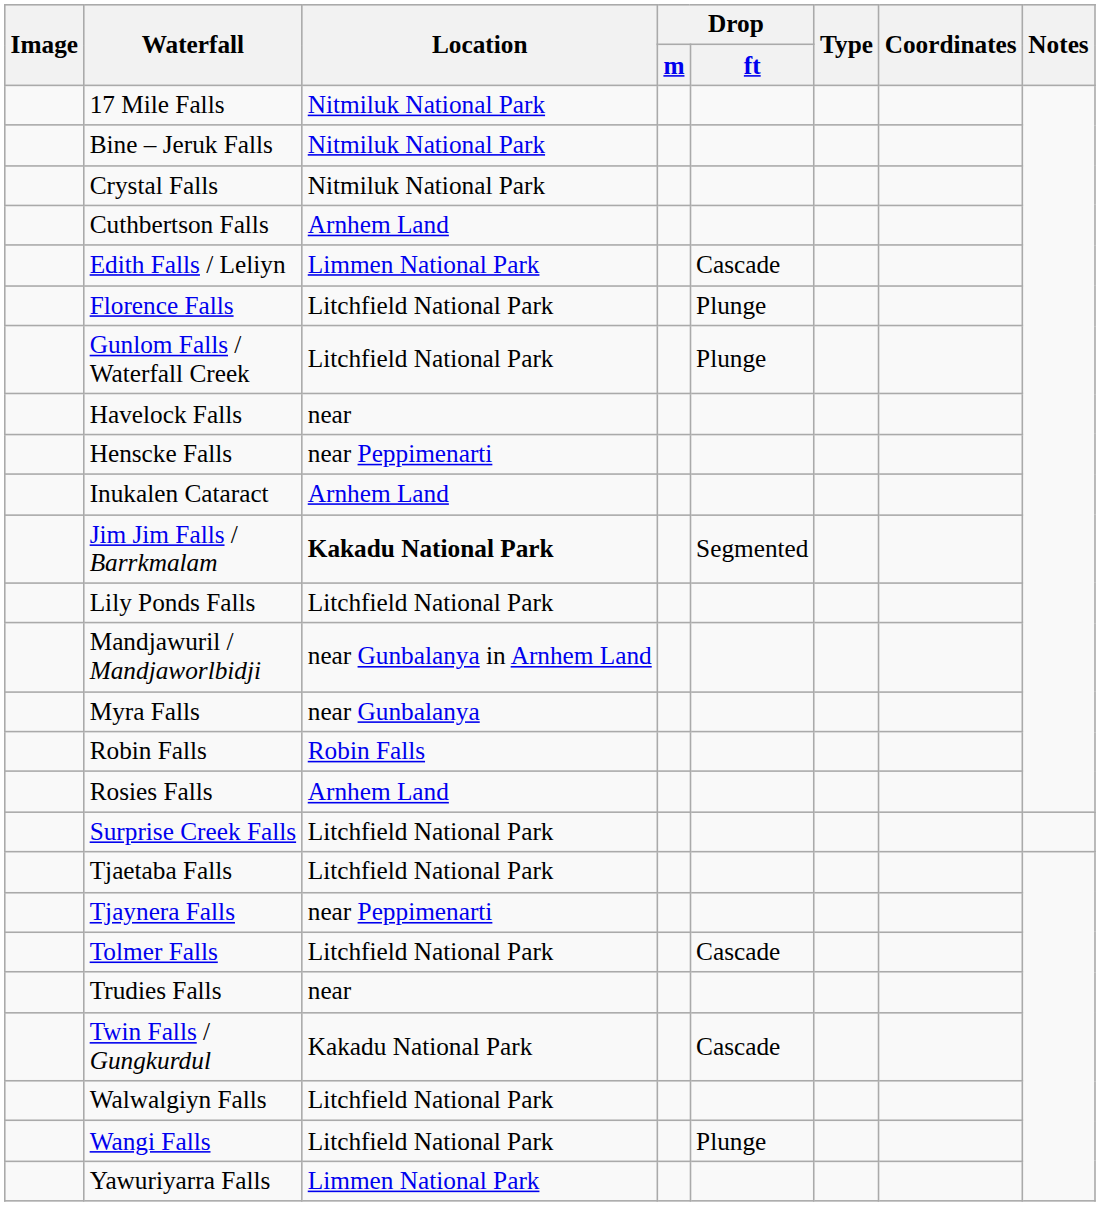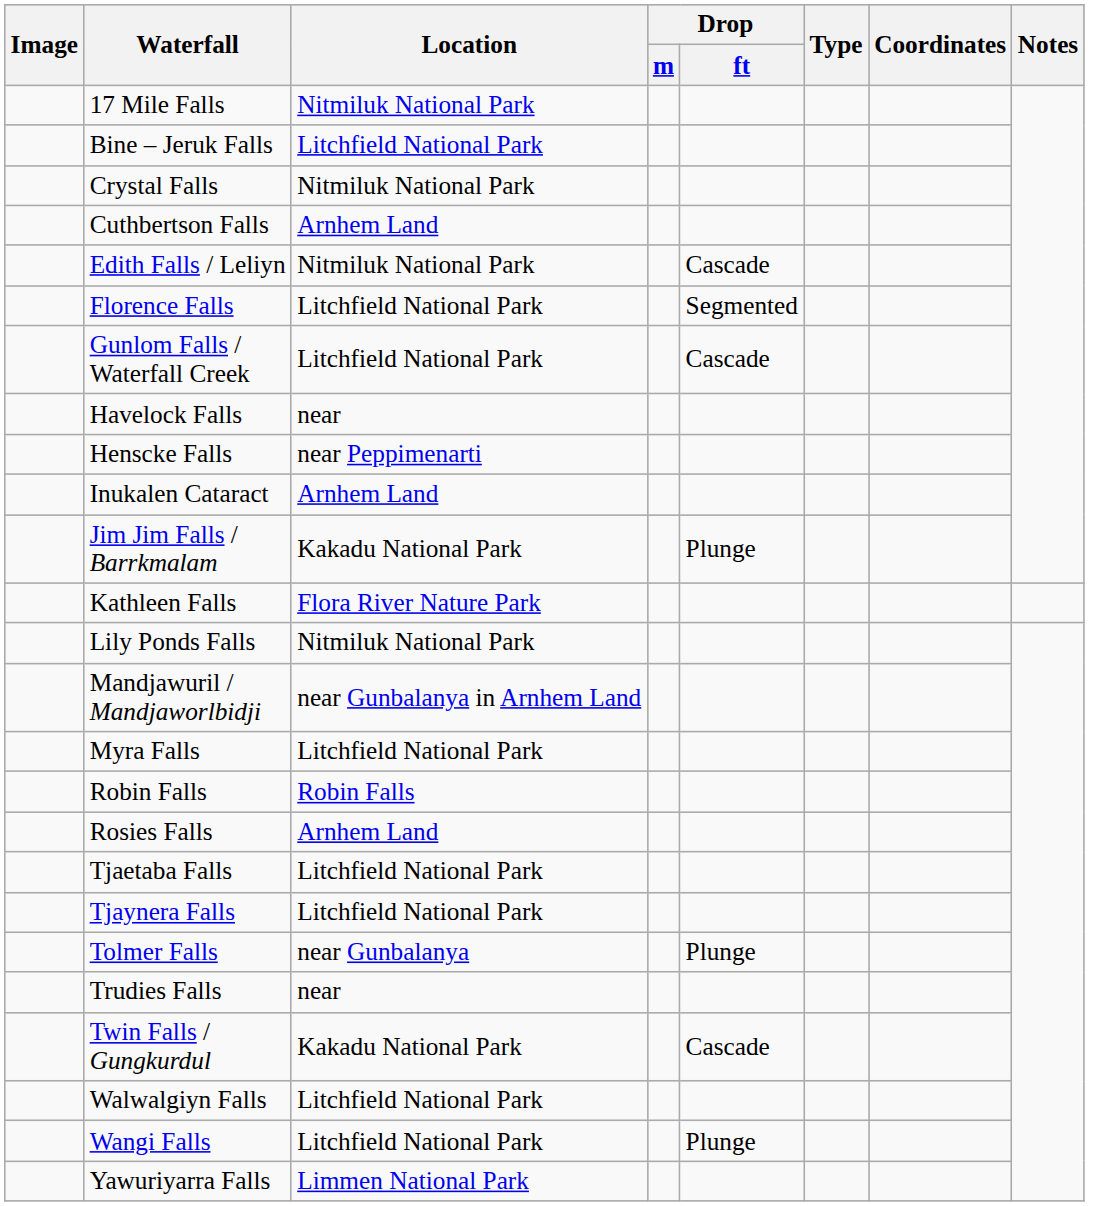(426, 144) Nitmiluk National Park -> (420, 144) Litchfield National Park
(424, 265) Limmen National Park -> (416, 265) Nitmiluk National Park
(731, 305) Plunge -> (742, 305) Segmented
(731, 359) Plunge -> (728, 359) Cascade
(431, 548) bold -> (410, 548) normal
(752, 548) Segmented -> (721, 548) Plunge
+ row: (163, 602)
(431, 602) Litchfield National Park -> (416, 642) Nitmiluk National Park
(394, 711) near Gunbalanya -> (420, 751) Litchfield National Park
- row: (193, 831)
(400, 911) near Peppimenarti -> (420, 911) Litchfield National Park
(431, 951) Litchfield National Park -> (383, 951) near Gunbalanya
(738, 951) Cascade -> (721, 951) Plunge
